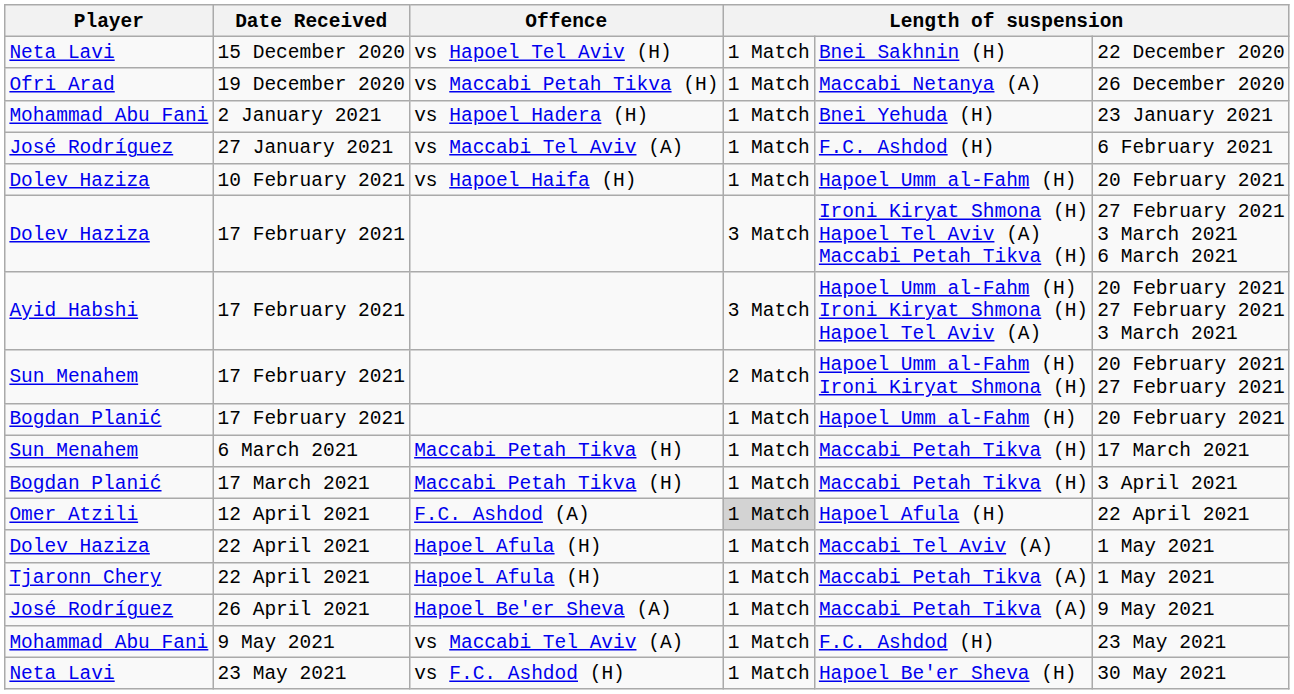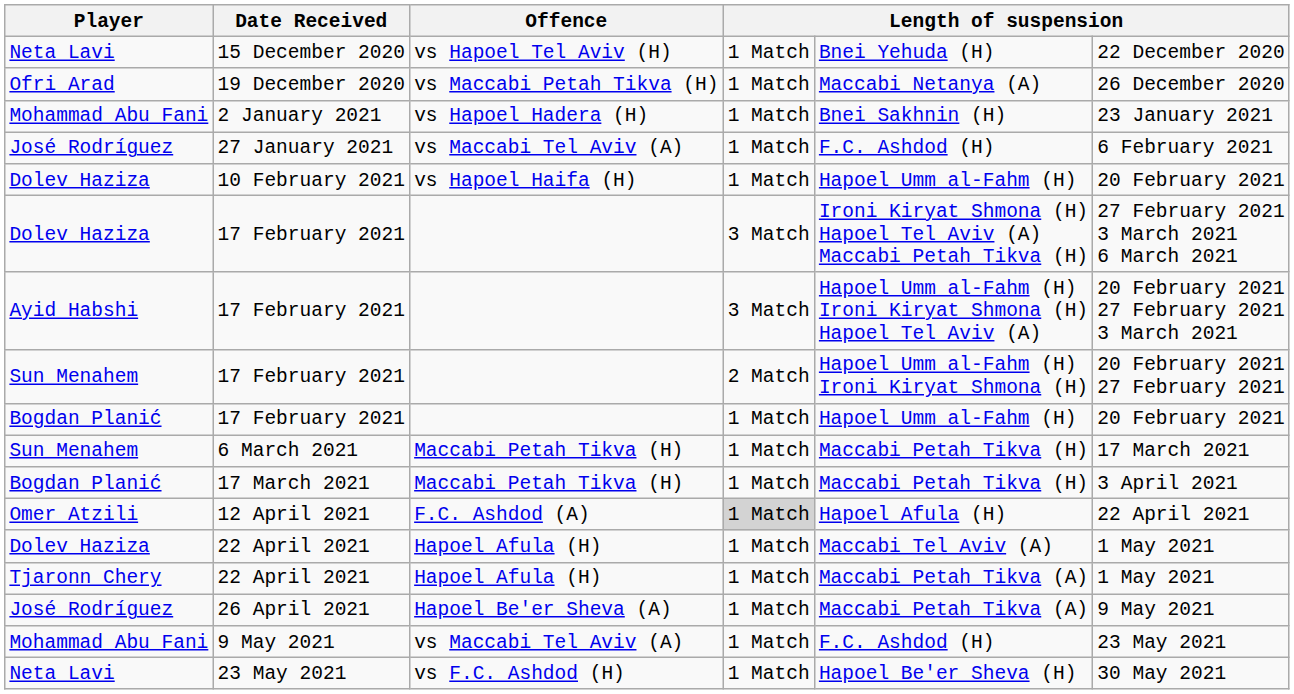(913, 52) Bnei Sakhnin (H) -> (907, 52) Bnei Yehuda (H)
(907, 116) Bnei Yehuda (H) -> (913, 116) Bnei Sakhnin (H)
